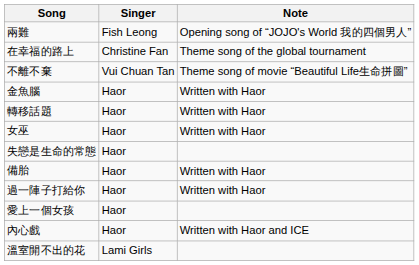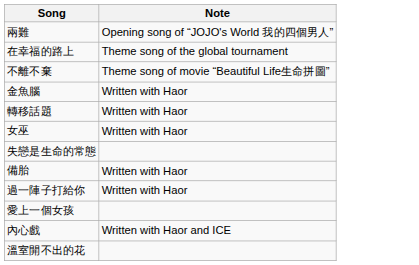- column: (138, 13)
